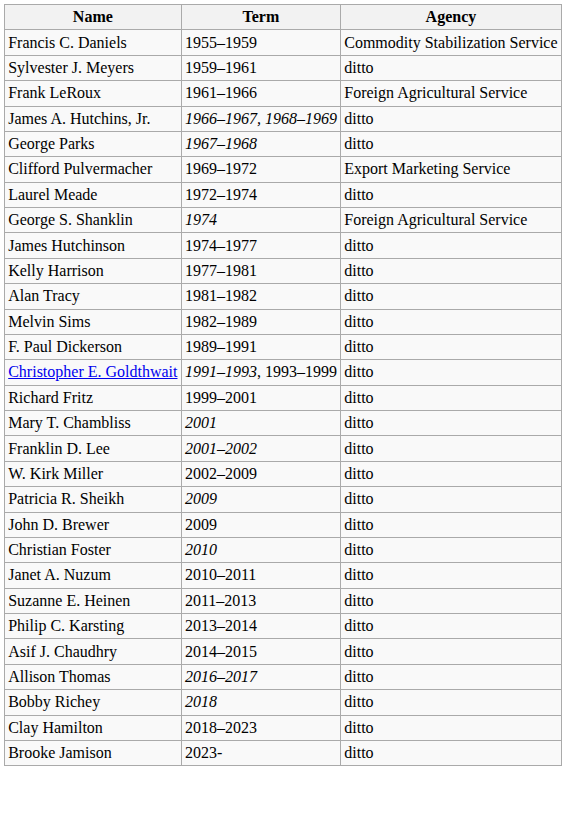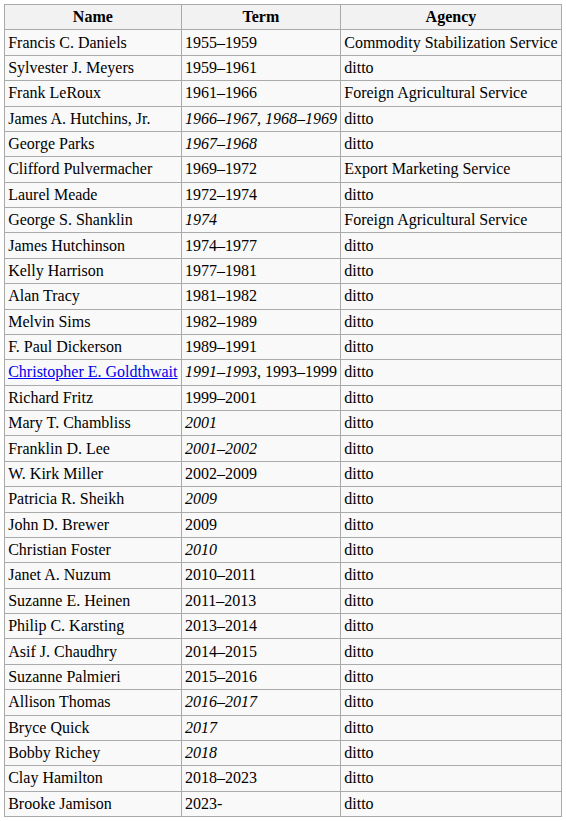+ row: (64, 676)
+ row: (49, 727)
